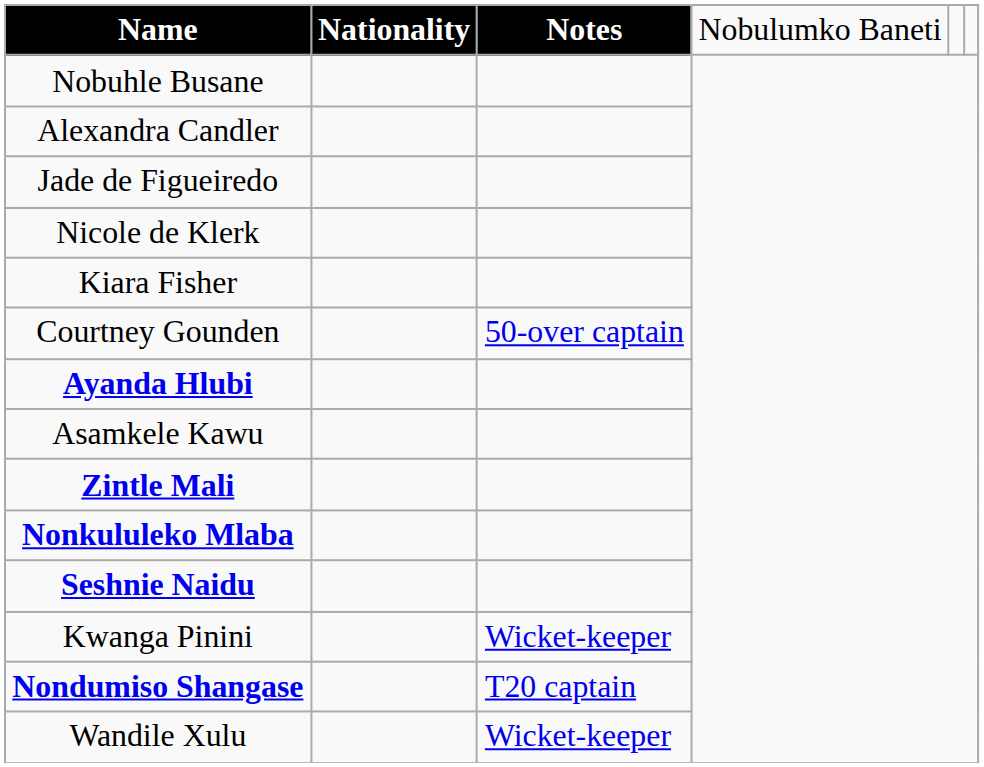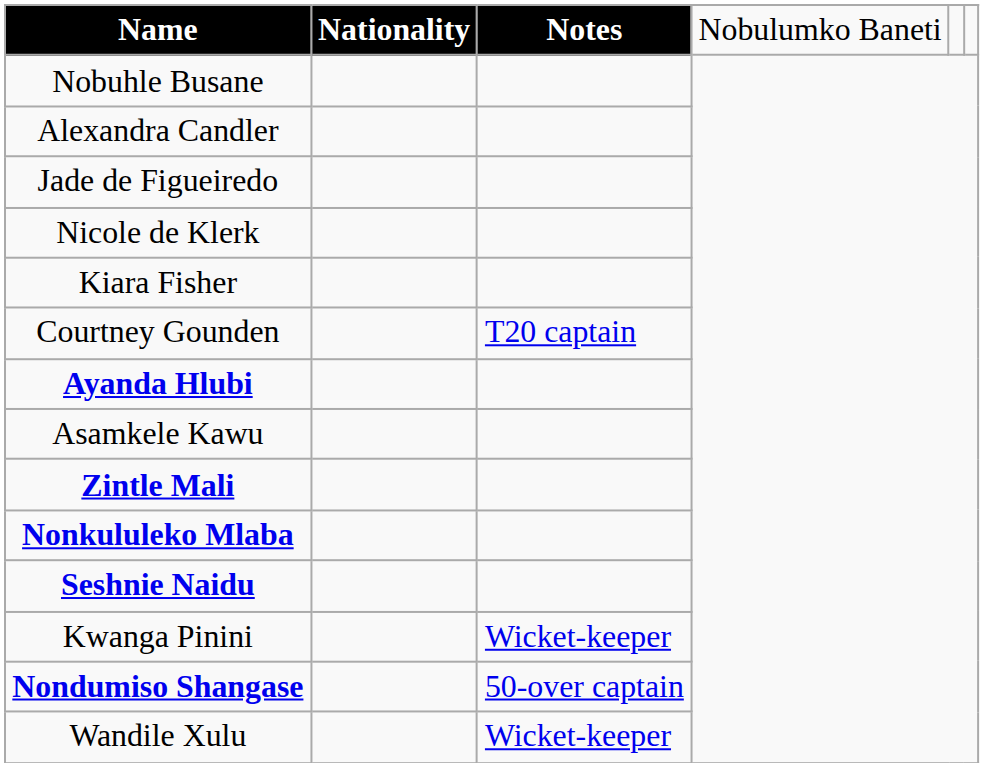(584, 332) 50-over captain -> (561, 332) T20 captain
(561, 686) T20 captain -> (584, 686) 50-over captain
